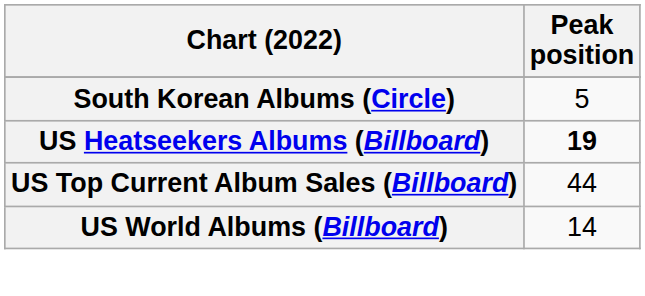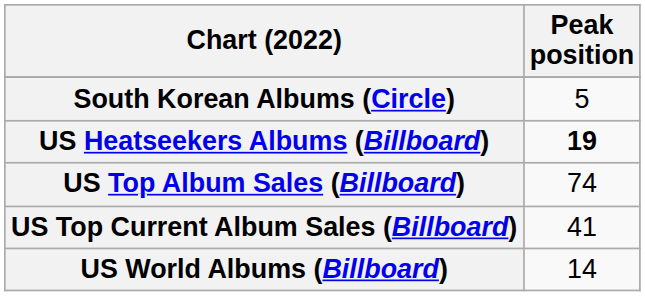+ row: (264, 183)
(582, 183) 44 -> (582, 226) 41
